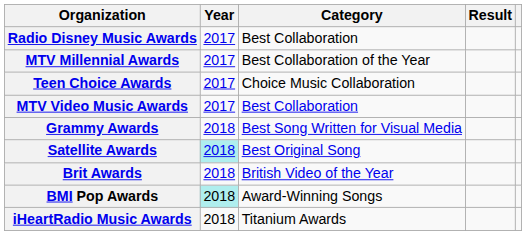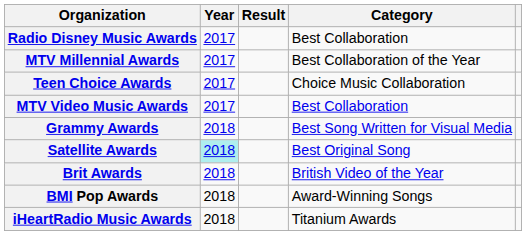columns swapped: (352, 15) <-> (490, 15)
(219, 196) paleturquoise background -> (219, 196) no background
